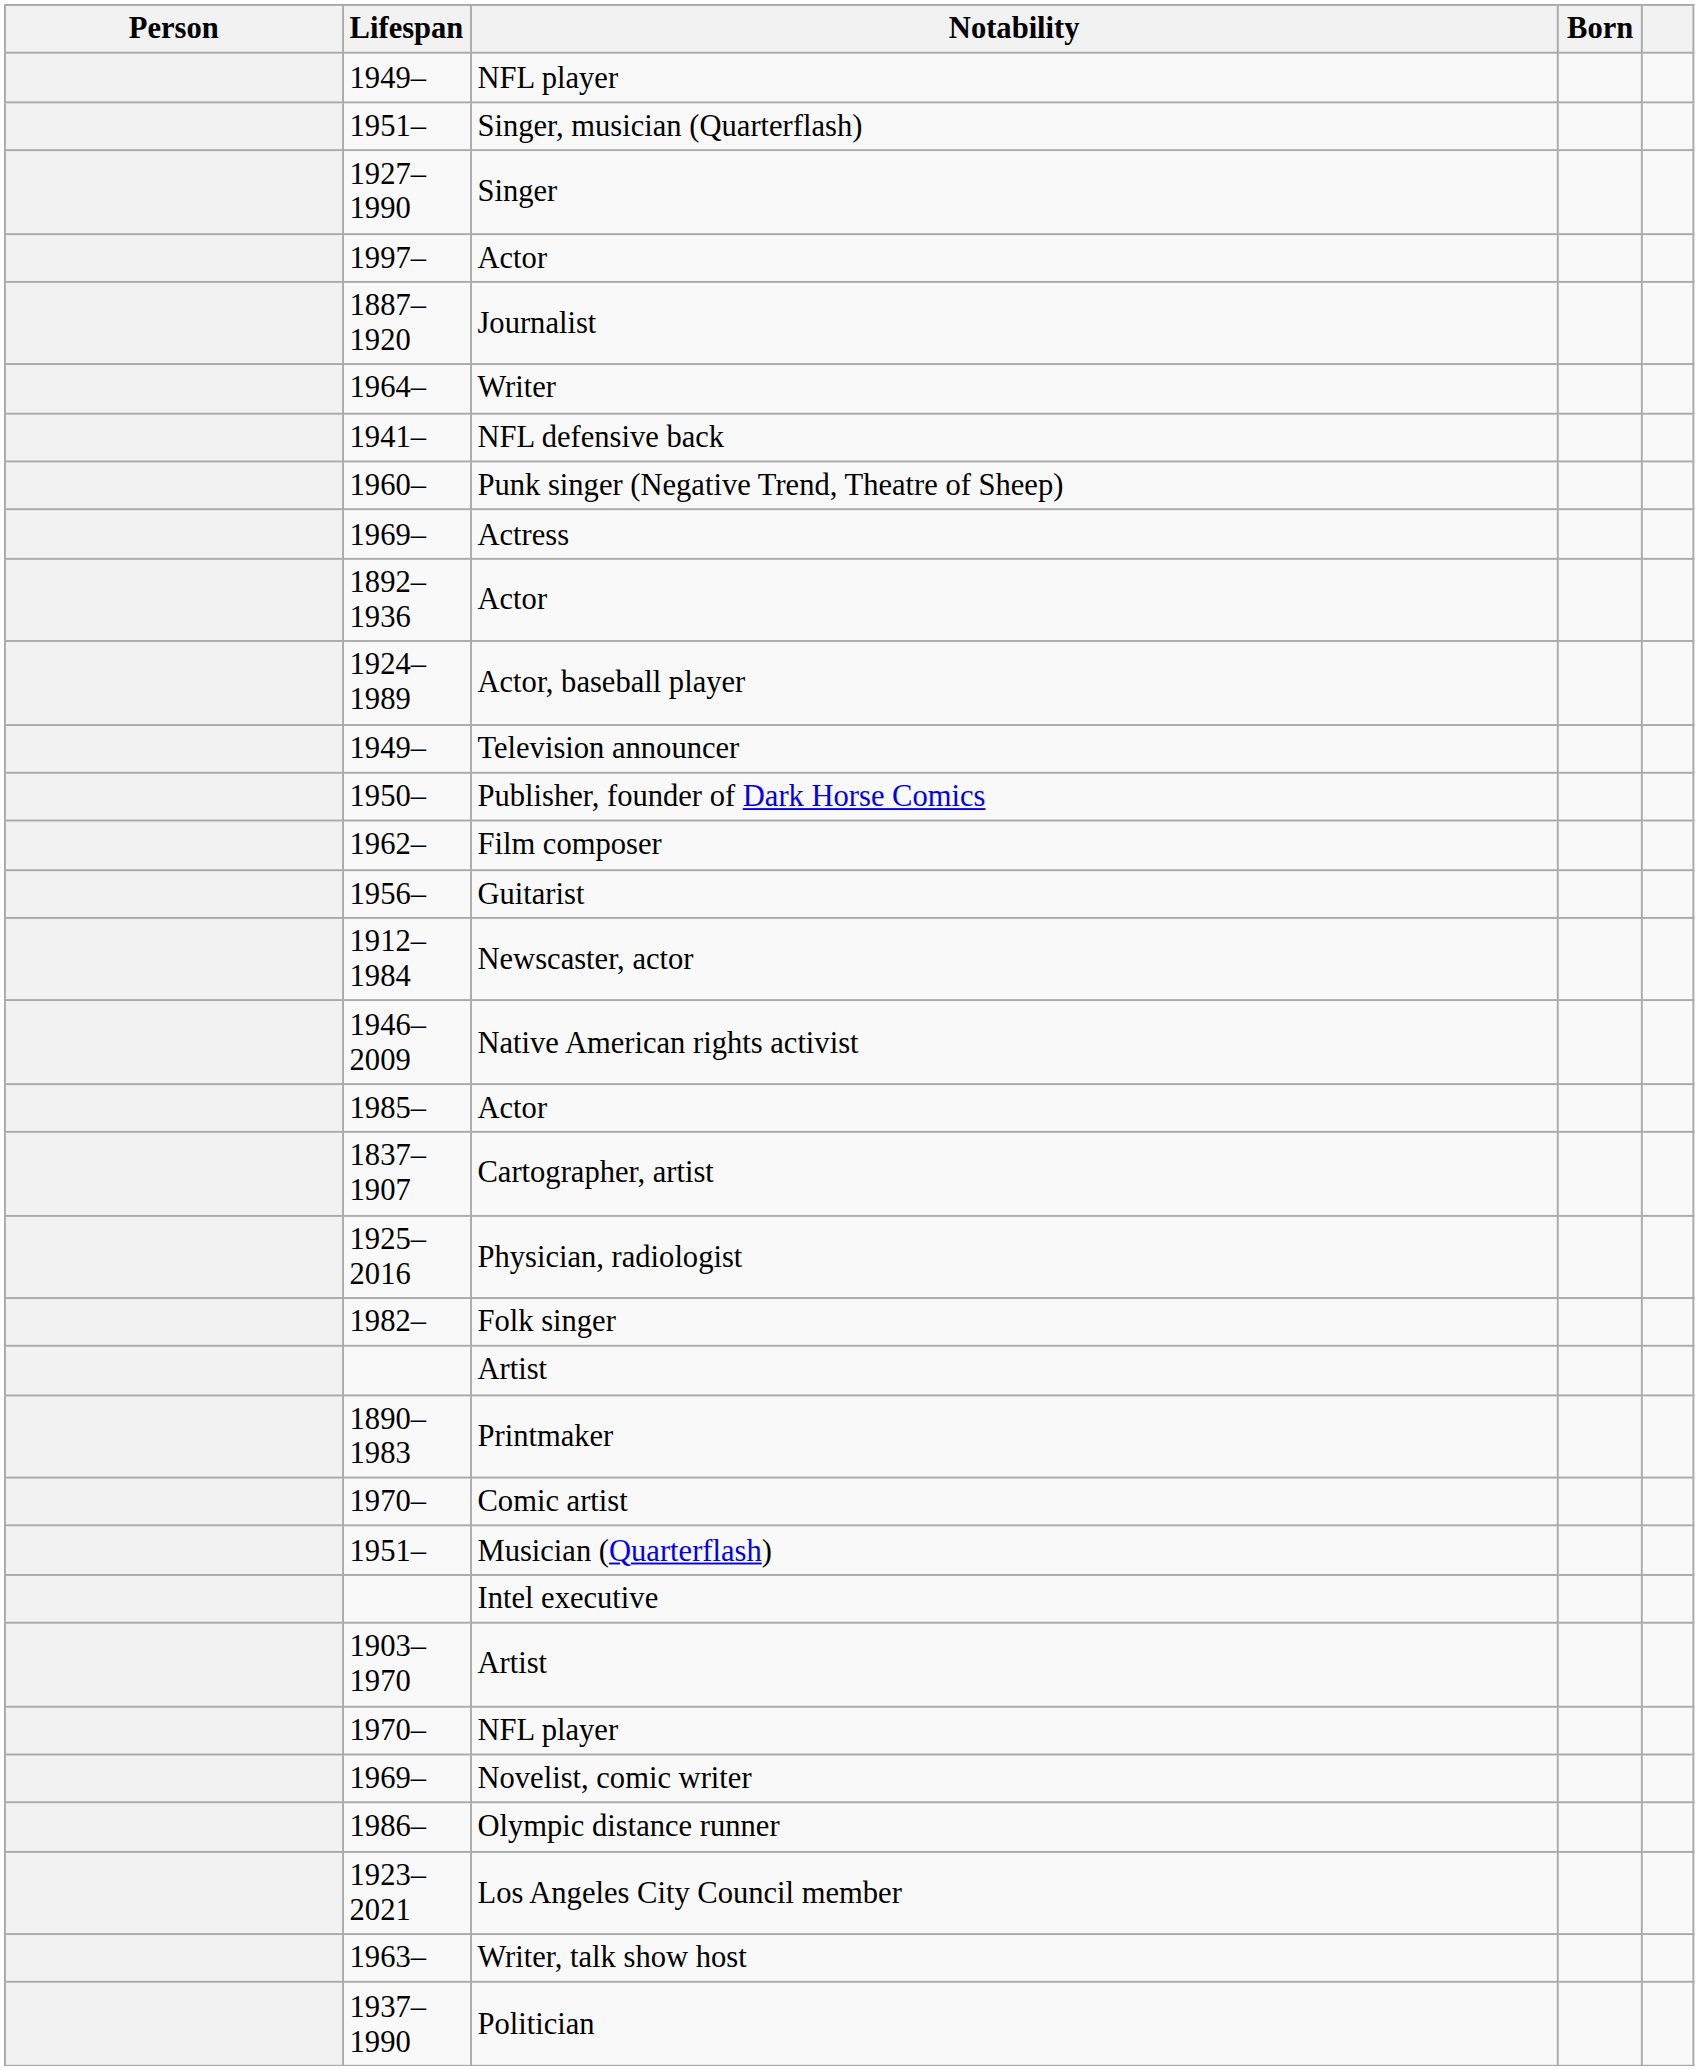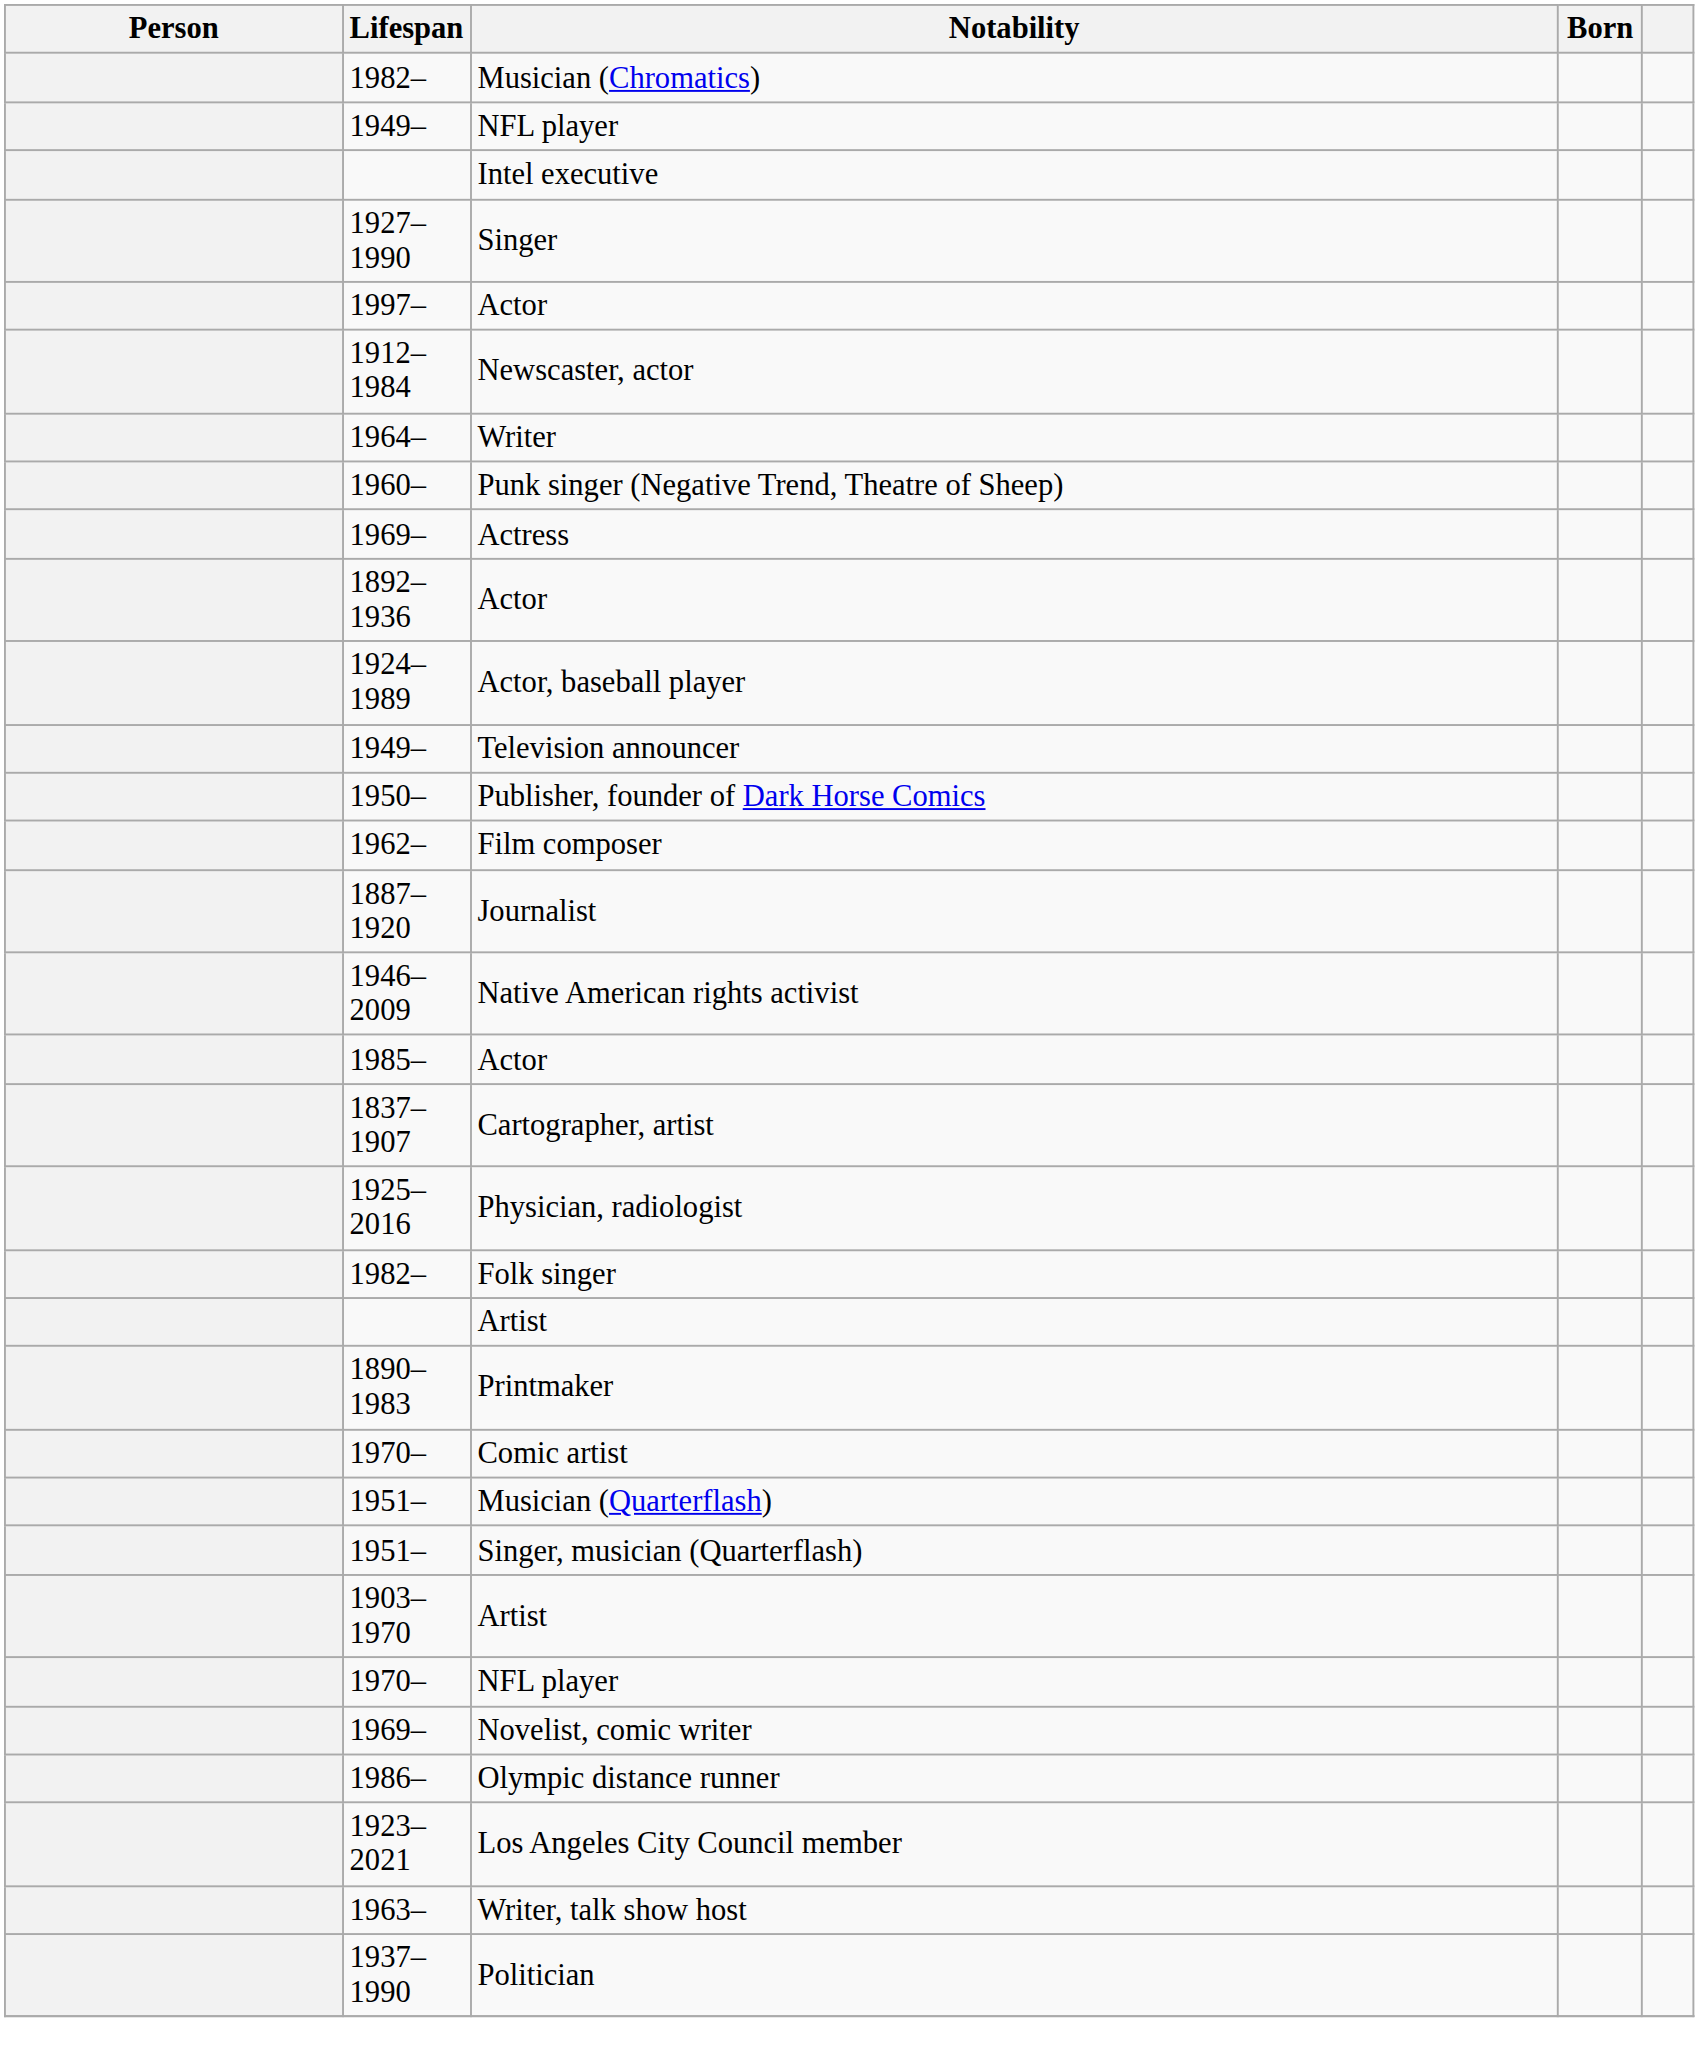+ row: (388, 77)
rows swapped: (406, 1599) <-> (388, 125)
rows swapped: (388, 322) <-> (388, 958)
- row: (388, 436)
- row: (388, 893)
